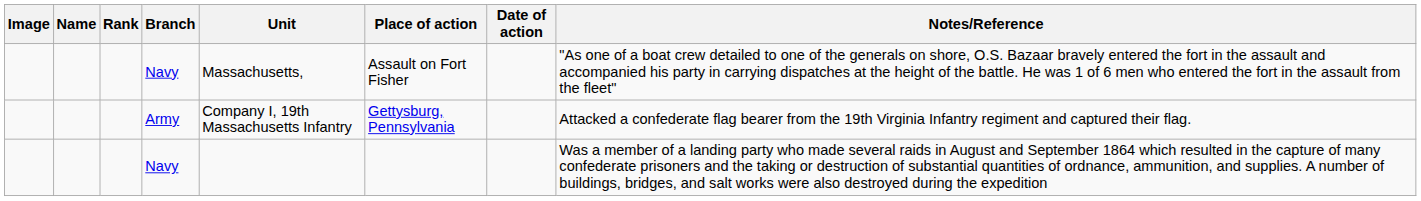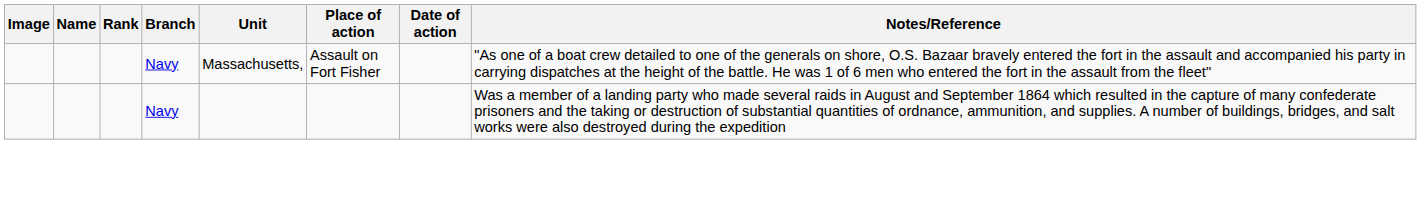- row: (29, 120)
